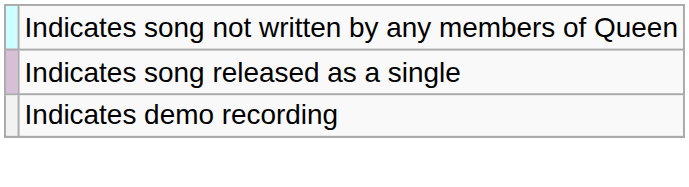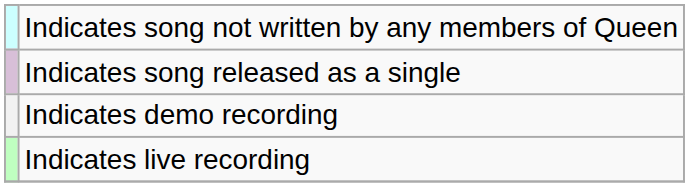+ row: (167, 160)
